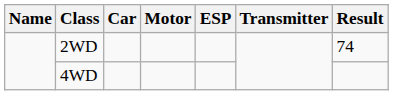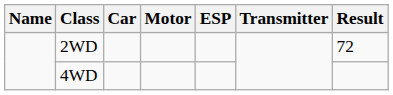(345, 46) 74 -> (345, 46) 72
